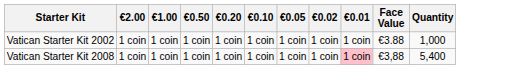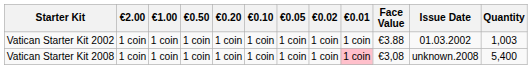+ column: (445, 18)
(433, 40) 1,000 -> (504, 40) 1,003
(391, 56) €3,88 -> (391, 56) €3,08
